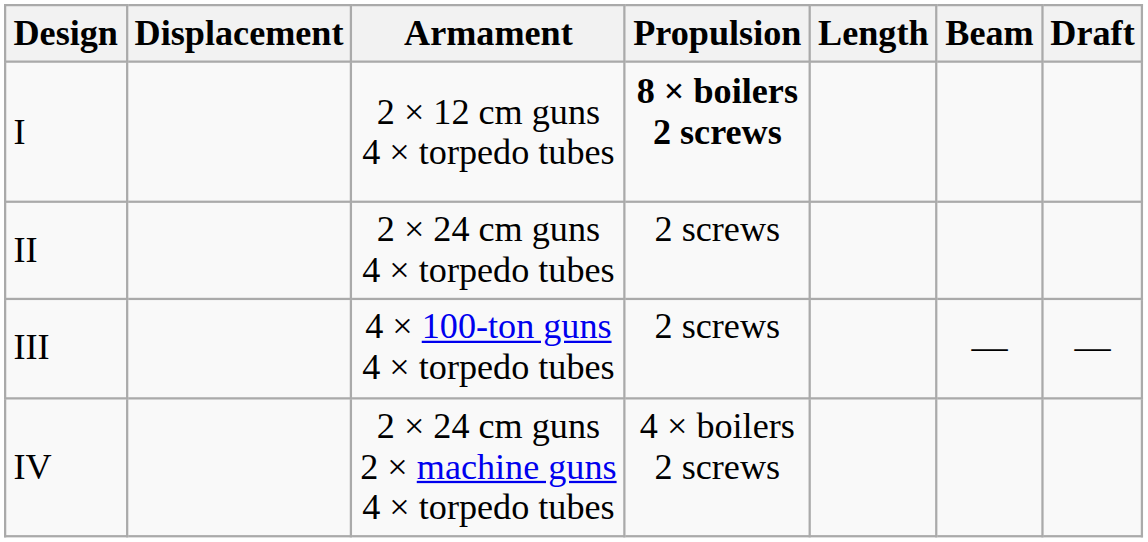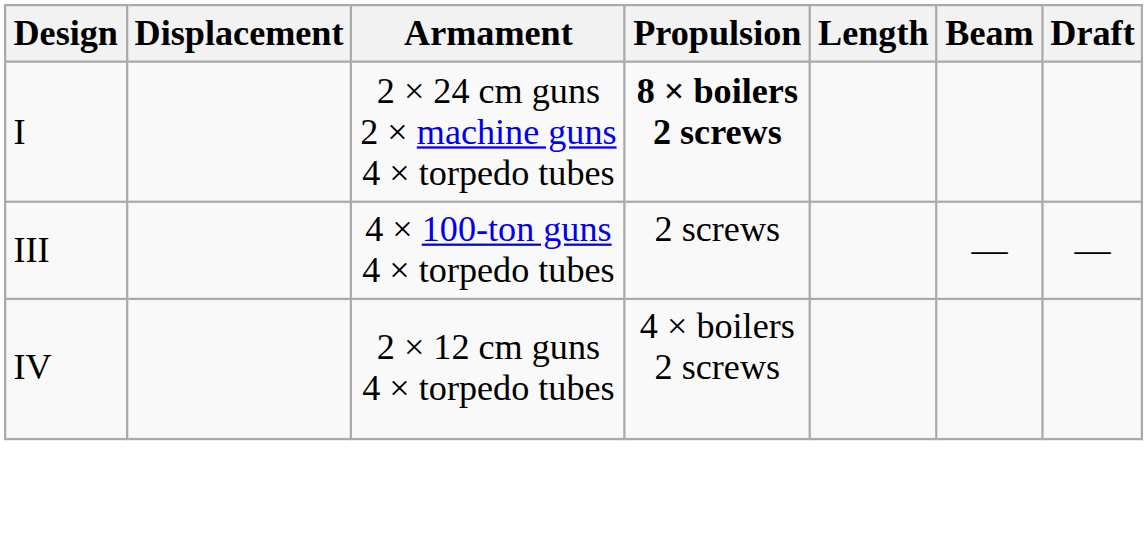(488, 131) 2 × 12 cm guns 4 × torpedo tubes -> (488, 131) 2 × 24 cm guns 2 × machine guns 4 × torpedo tubes
- row: (26, 249)
(488, 465) 2 × 24 cm guns 2 × machine guns 4 × torpedo tubes -> (488, 367) 2 × 12 cm guns 4 × torpedo tubes
